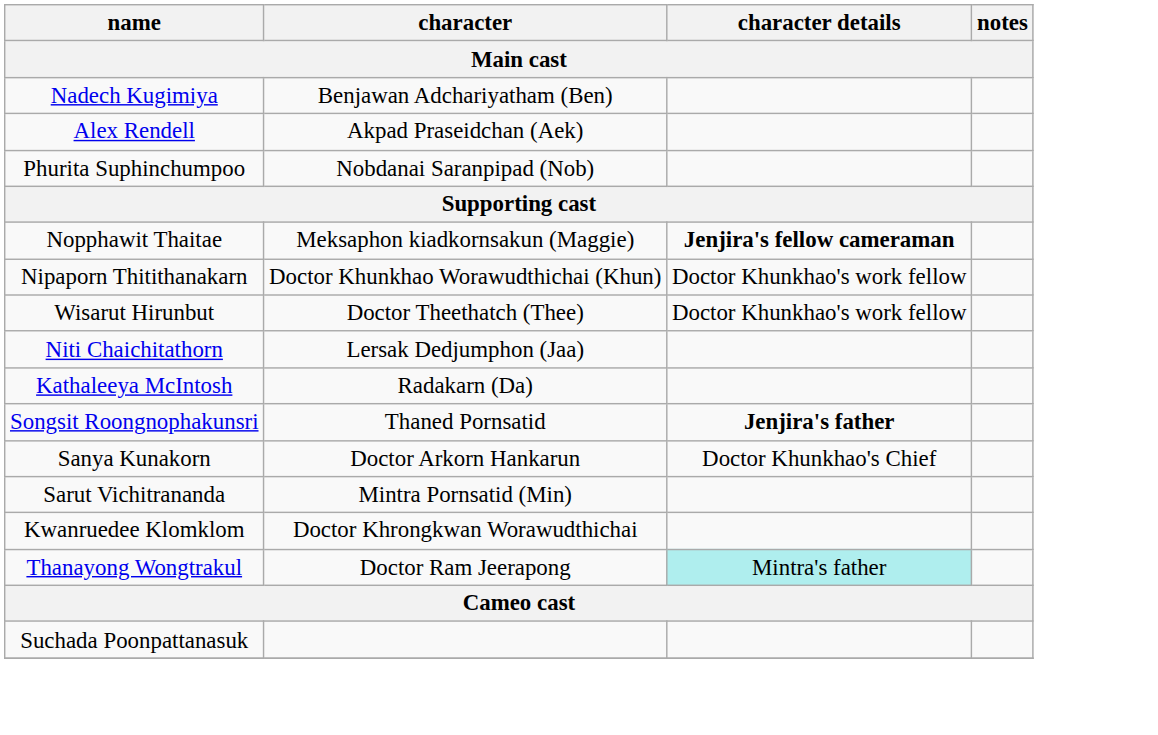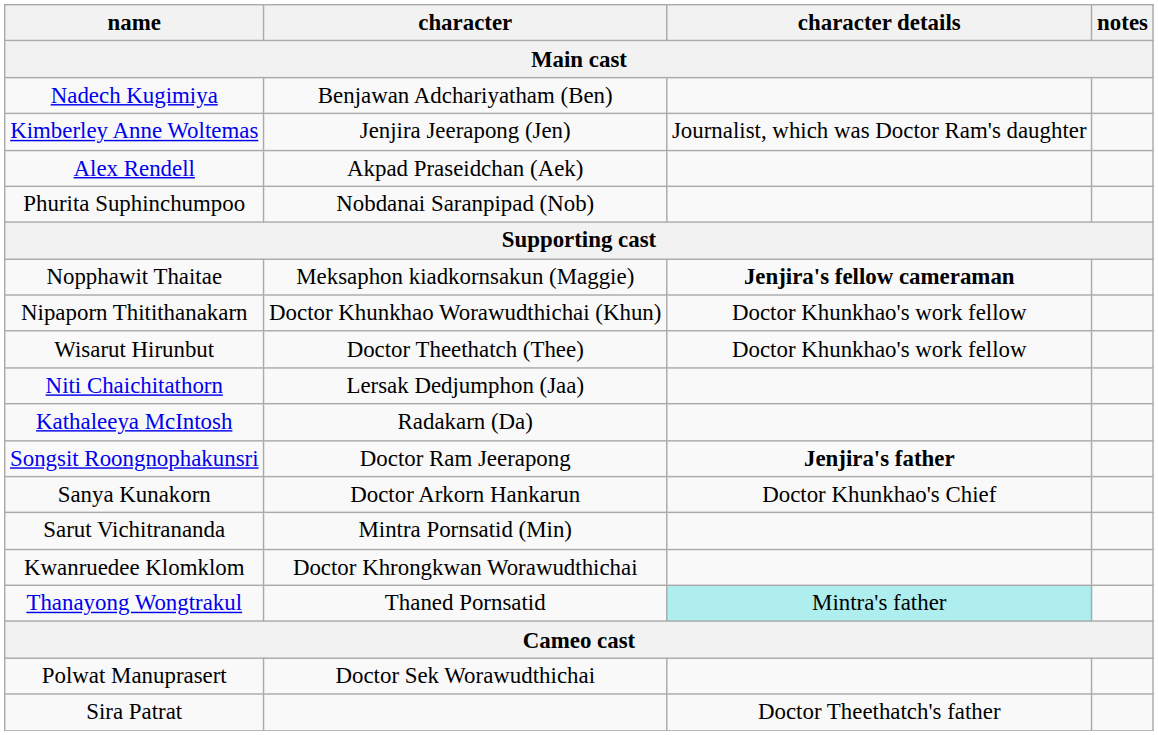+ row: (134, 131)
(465, 421) Thaned Pornsatid -> (465, 458) Doctor Ram Jeerapong
(465, 566) Doctor Ram Jeerapong -> (465, 603) Thaned Pornsatid
+ row: (134, 675)
+ row: (134, 712)
- row: (134, 639)
